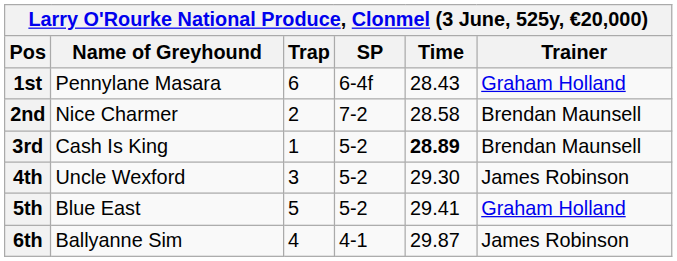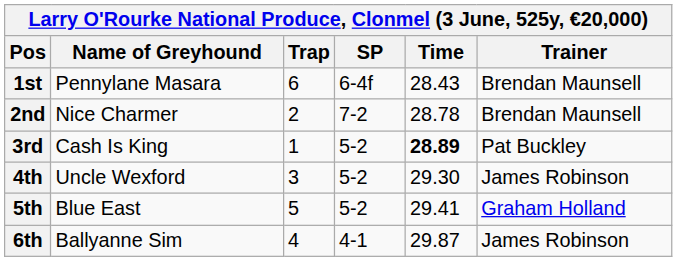(553, 83) Graham Holland -> (561, 83) Brendan Maunsell
(435, 114) 28.58 -> (435, 114) 28.78
(561, 146) Brendan Maunsell -> (534, 146) Pat Buckley
